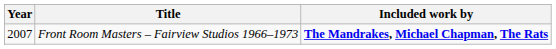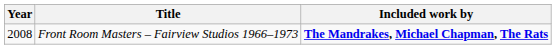(20, 34) 2007 -> (20, 34) 2008
